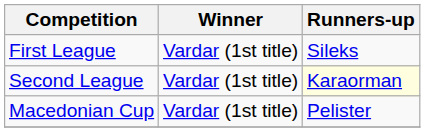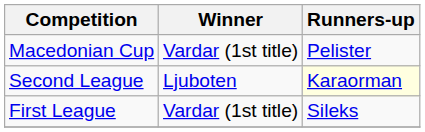rows swapped: (62, 50) <-> (82, 111)
(231, 80) Vardar (1st title) -> (200, 80) Ljuboten
